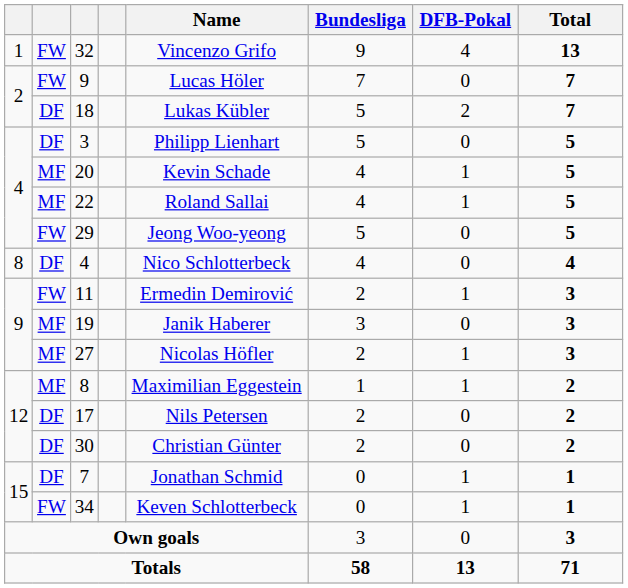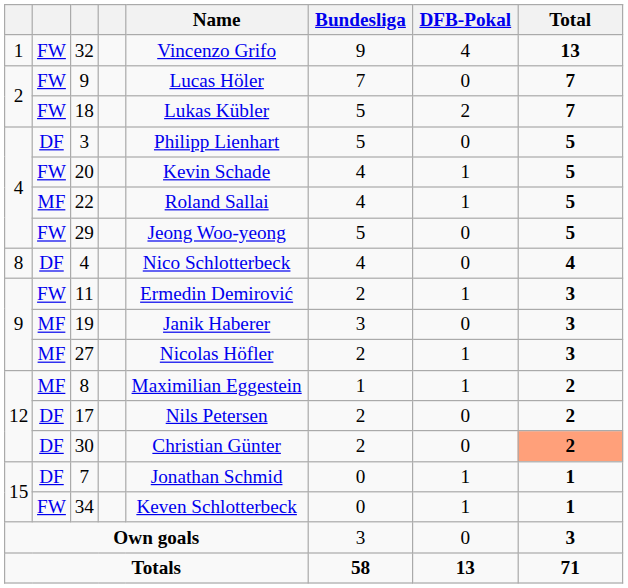(51, 111) DF -> (51, 111) FW
(51, 171) MF -> (51, 171) FW
(570, 446) no background -> (570, 446) lightsalmon background
